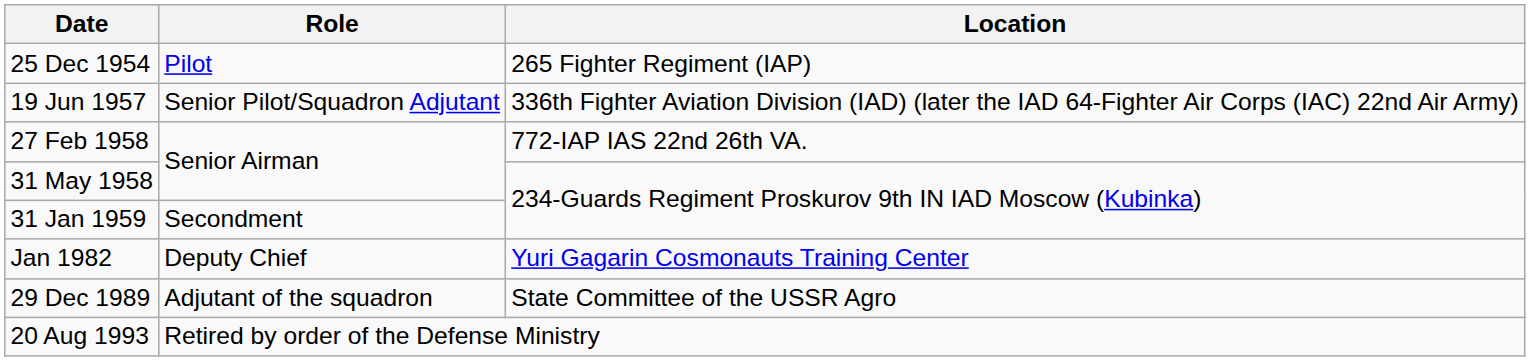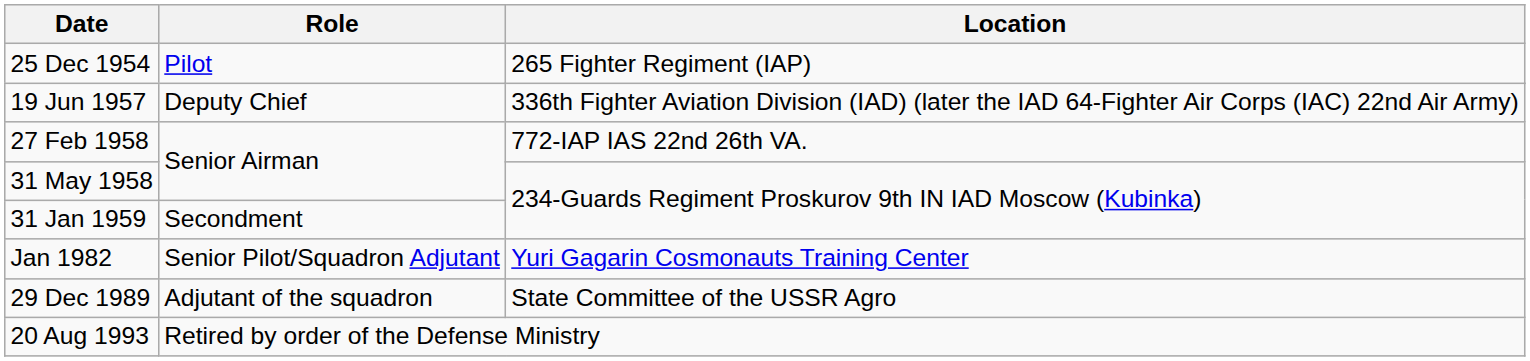(332, 102) Senior Pilot/Squadron Adjutant -> (236, 102) Deputy Chief
(236, 258) Deputy Chief -> (332, 258) Senior Pilot/Squadron Adjutant
